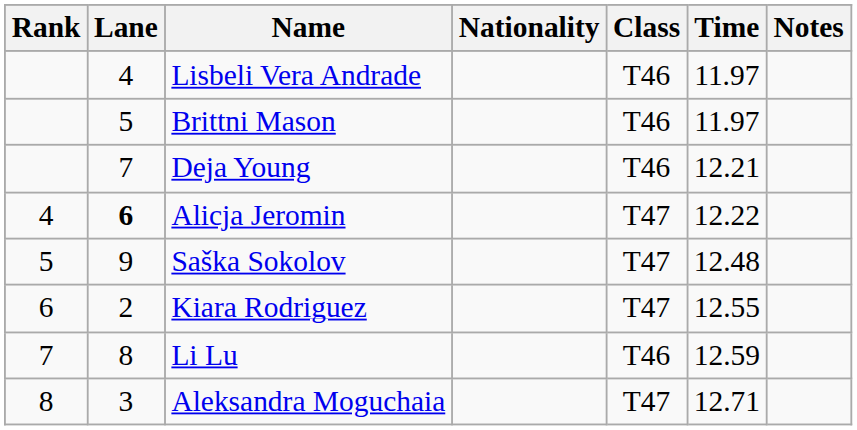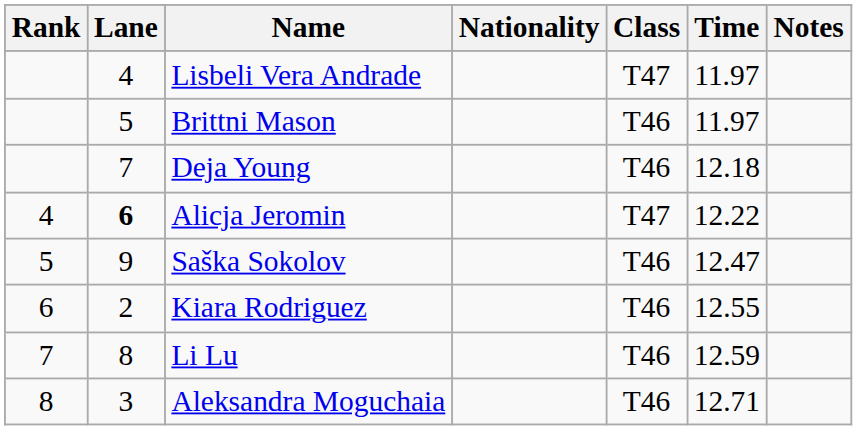(647, 74) T46 -> (647, 74) T47
(727, 167) 12.21 -> (727, 167) 12.18
(647, 261) T47 -> (647, 261) T46
(727, 261) 12.48 -> (727, 261) 12.47
(647, 307) T47 -> (647, 307) T46
(647, 401) T47 -> (647, 401) T46
